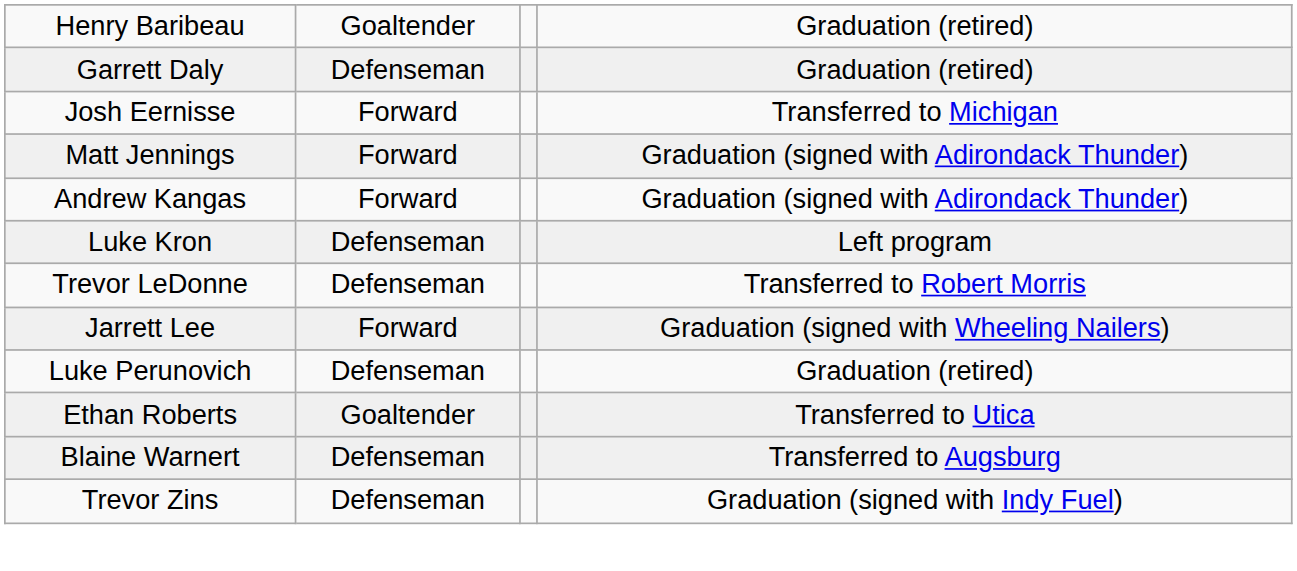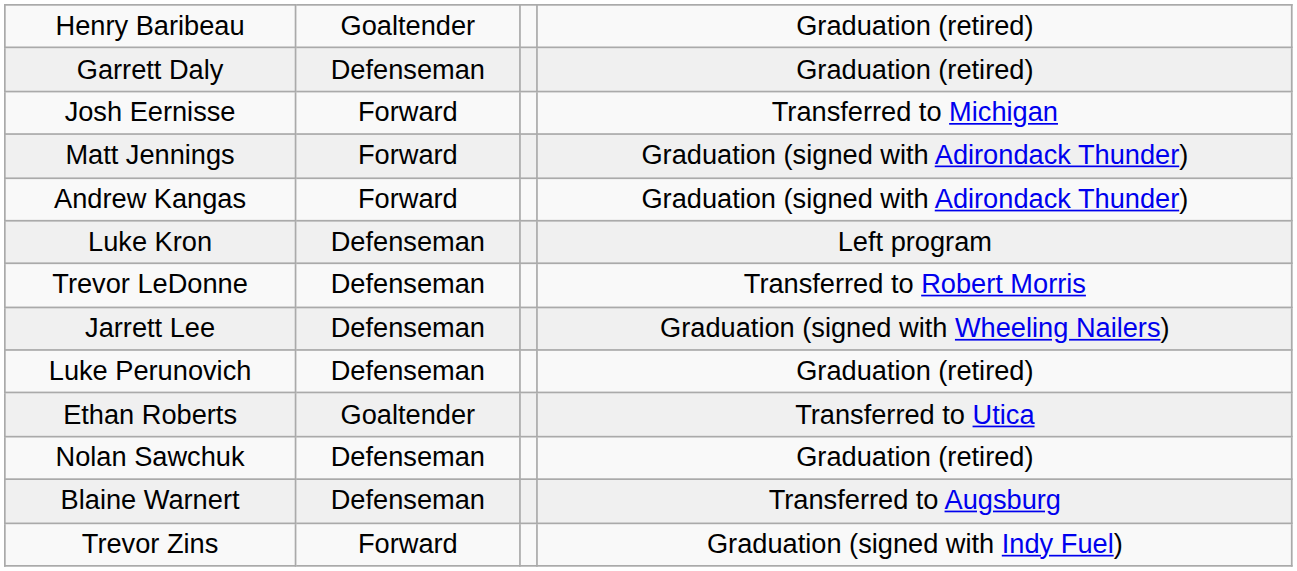(408, 328) Forward -> (408, 328) Defenseman
+ row: (150, 457)
(408, 500) Defenseman -> (408, 543) Forward
